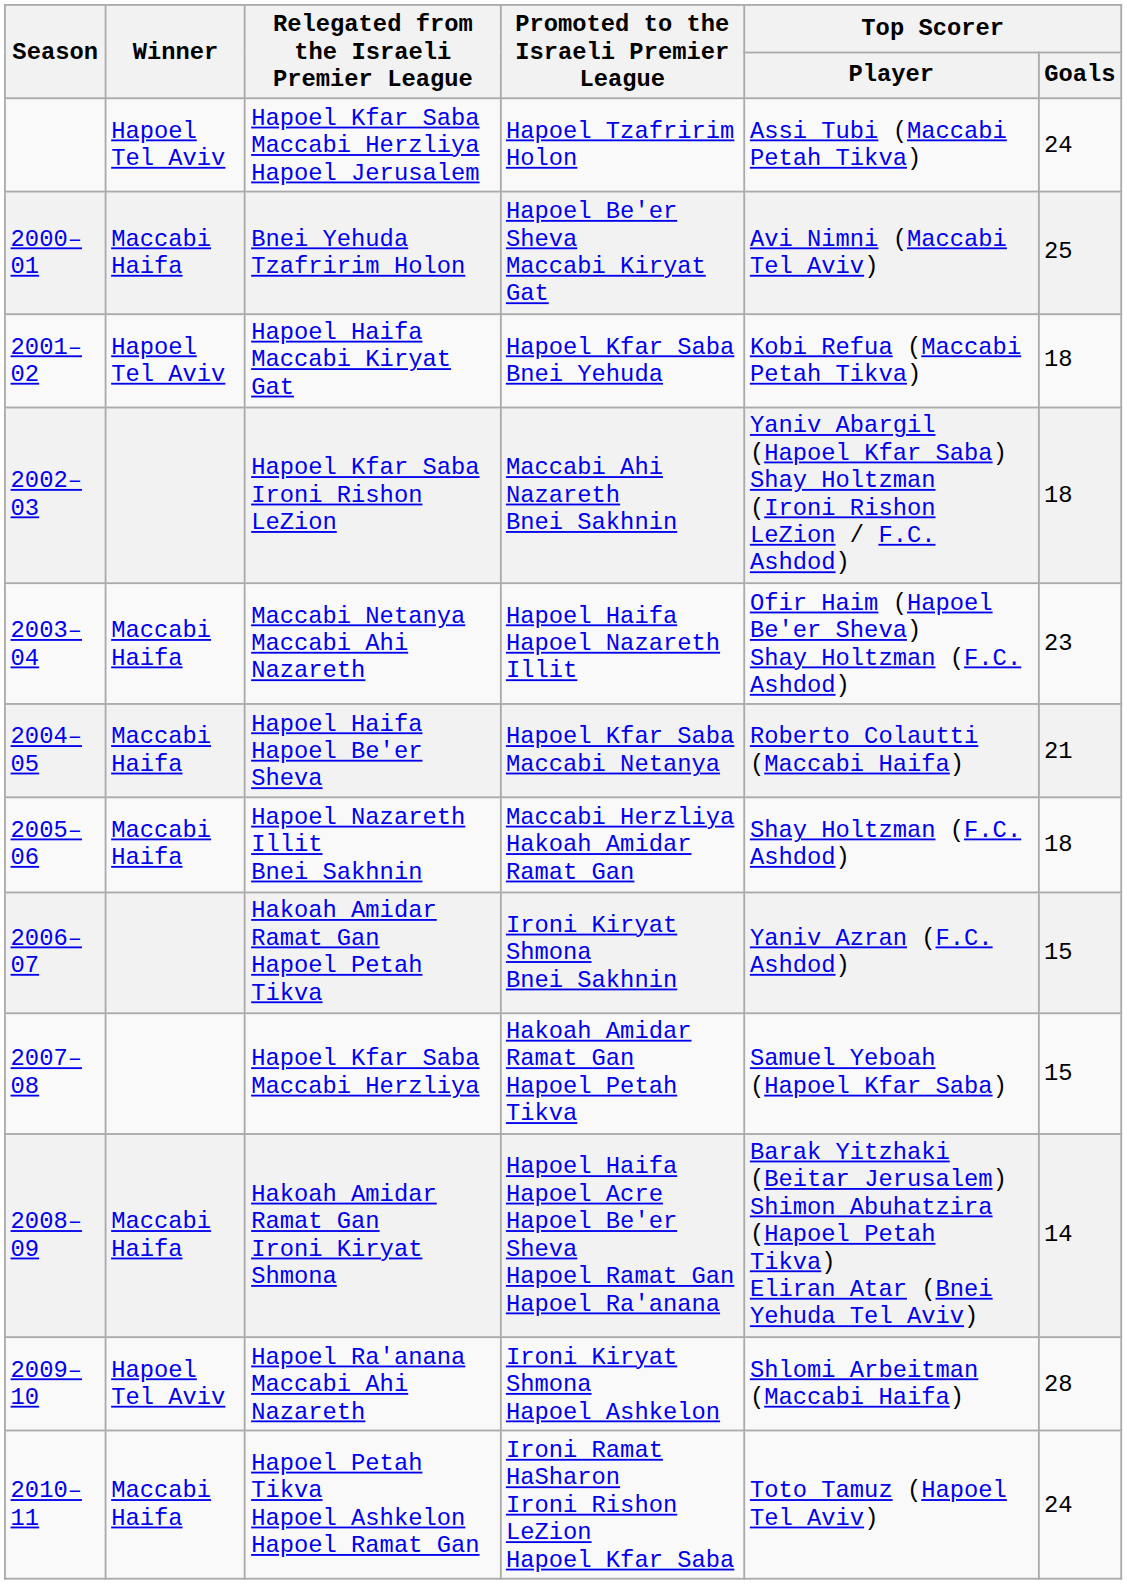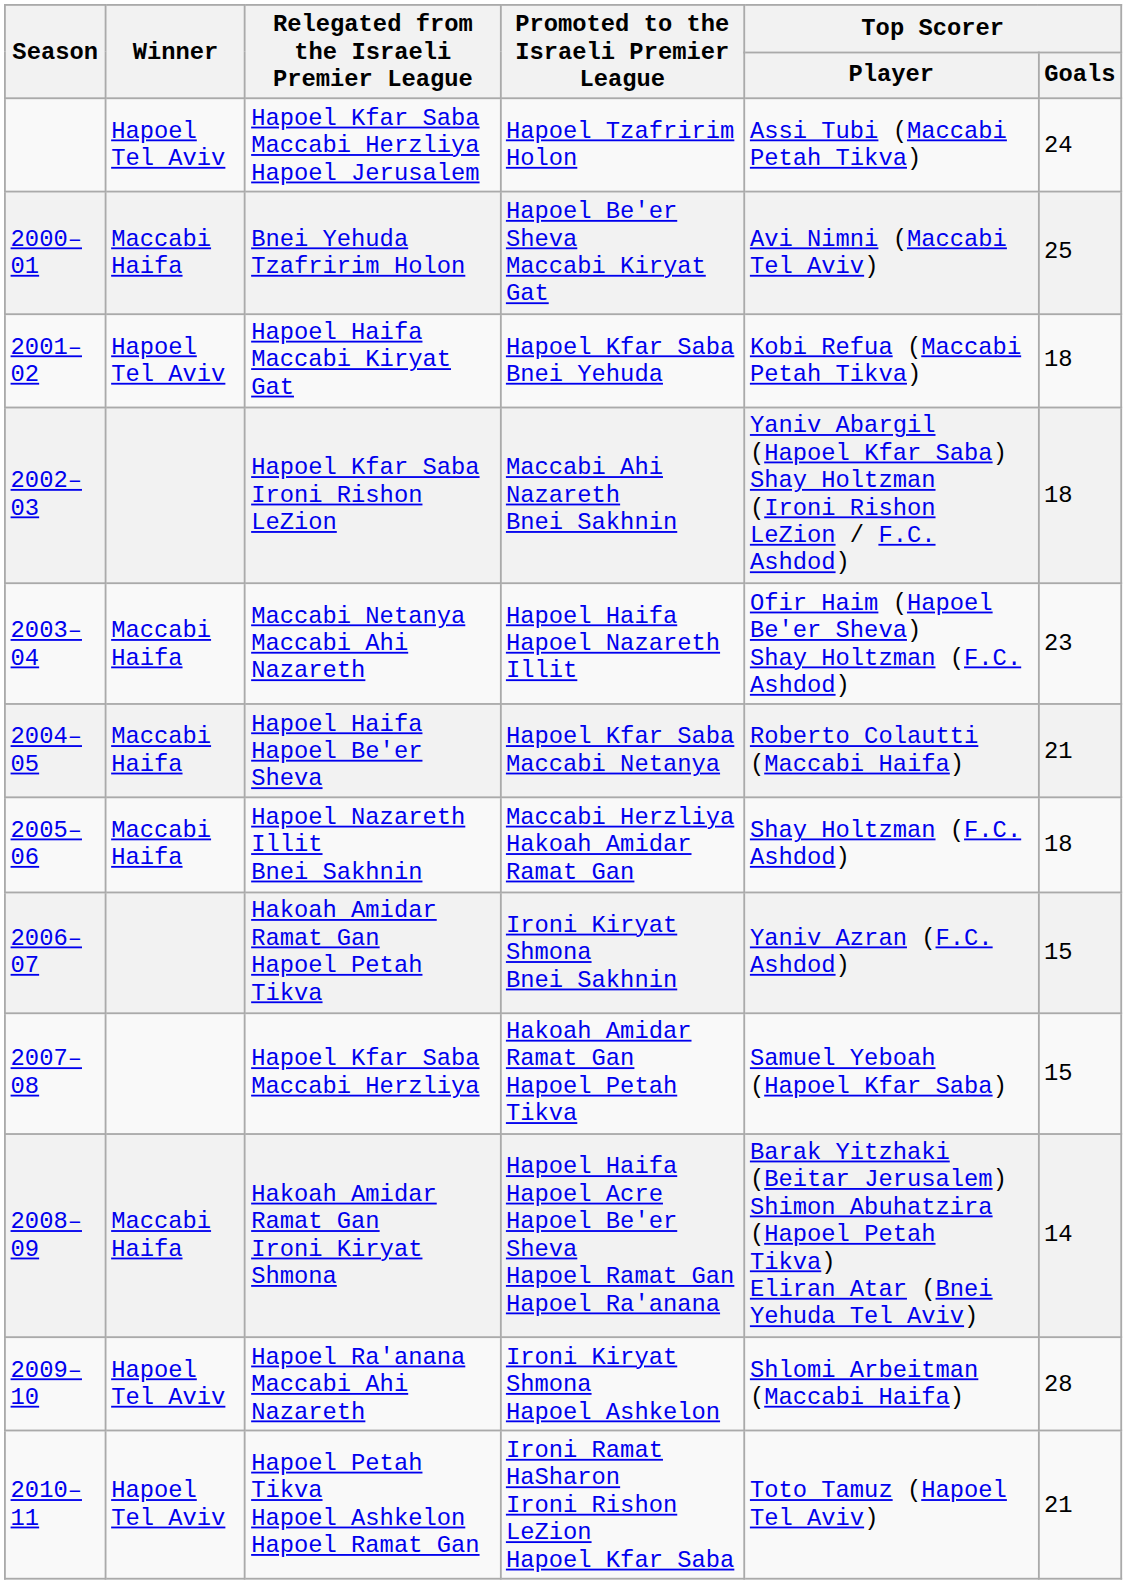(161, 1505) Maccabi Haifa -> (168, 1505) Hapoel Tel Aviv
(1058, 1505) 24 -> (1058, 1505) 21
